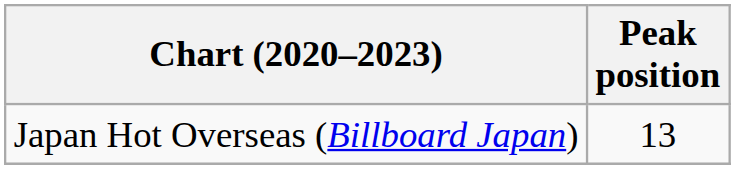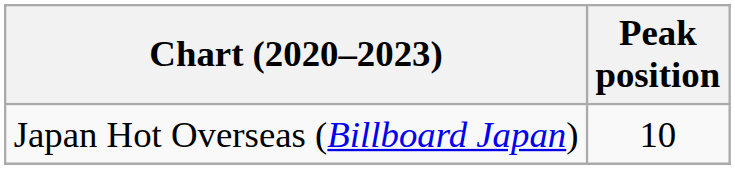(658, 133) 13 -> (658, 133) 10
